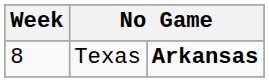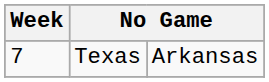(17, 59) 8 -> (17, 59) 7
(205, 59) bold -> (205, 59) normal
